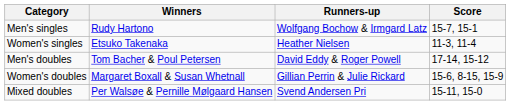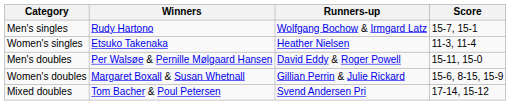(156, 60) Tom Bacher & Poul Petersen -> (182, 60) Per Walsøe & Pernille Mølgaard Hansen
(460, 60) 17-14, 15-12 -> (457, 60) 15-11, 15-0
(182, 92) Per Walsøe & Pernille Mølgaard Hansen -> (156, 92) Tom Bacher & Poul Petersen
(457, 92) 15-11, 15-0 -> (460, 92) 17-14, 15-12
